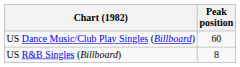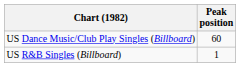(216, 54) 8 -> (216, 54) 1
